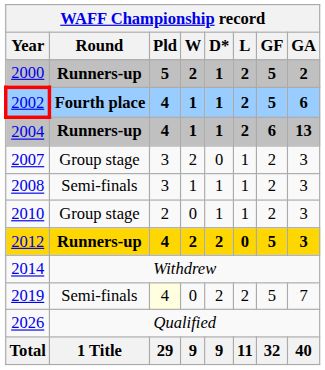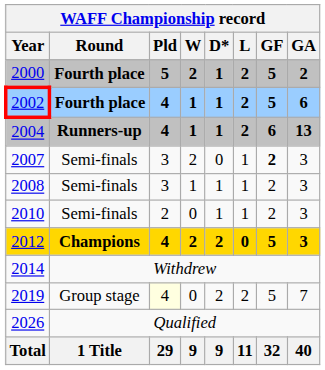(99, 73) Runners-up -> (99, 73) Fourth place
(99, 159) Group stage -> (99, 159) Semi-finals
(272, 159) normal -> (272, 159) bold
(99, 214) Group stage -> (99, 214) Semi-finals
(99, 241) Runners-up -> (99, 241) Champions
(99, 296) Semi-finals -> (99, 296) Group stage
